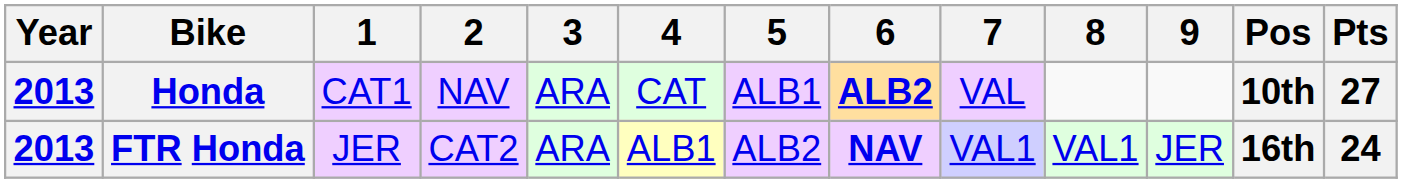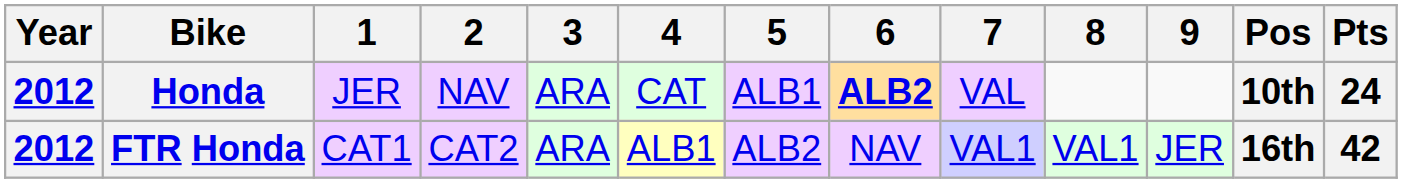(54, 90) 2013 -> (54, 90) 2012
(367, 90) CAT1 -> (367, 90) JER
(1360, 90) 27 -> (1360, 90) 24
(54, 148) 2013 -> (54, 148) 2012
(367, 148) JER -> (367, 148) CAT1
(885, 148) bold -> (885, 148) normal
(1360, 148) 24 -> (1360, 148) 42
